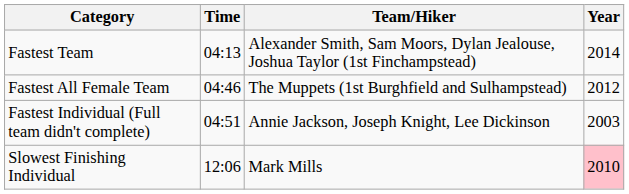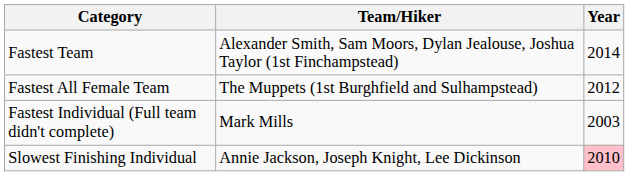- column: (222, 17)
(399, 122) Annie Jackson, Joseph Knight, Lee Dickinson -> (256, 122) Mark Mills
(285, 166) Mark Mills -> (370, 157) Annie Jackson, Joseph Knight, Lee Dickinson
